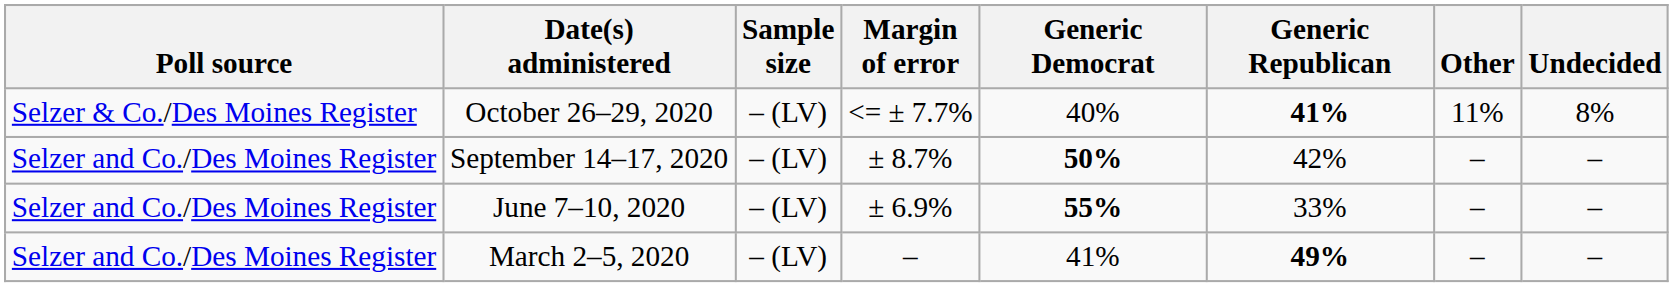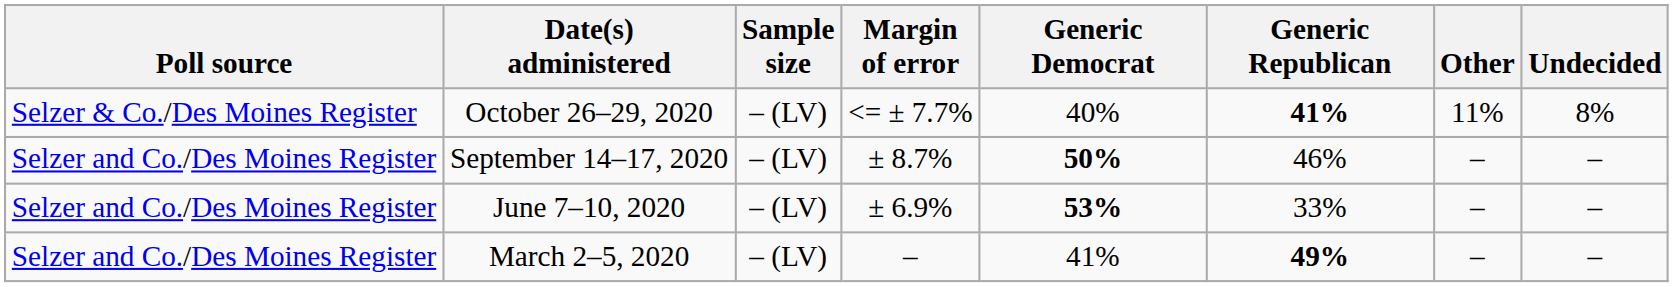(1320, 159) 42% -> (1320, 159) 46%
(1093, 208) 55% -> (1093, 208) 53%
